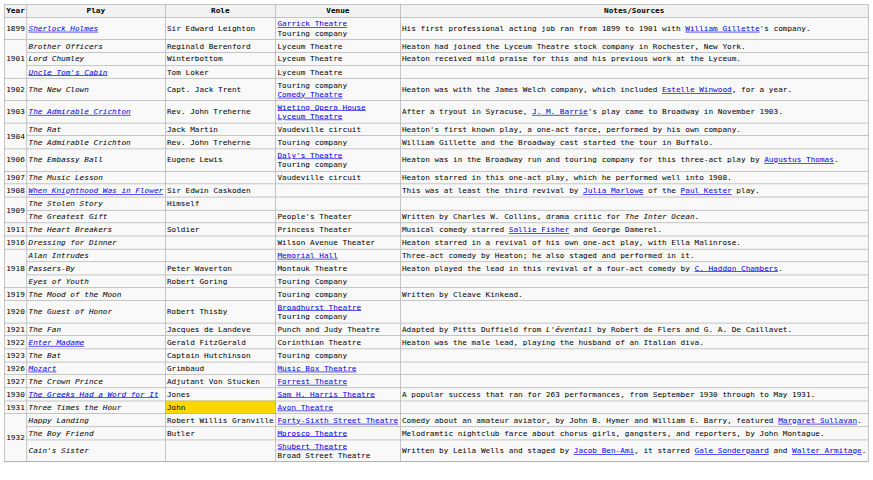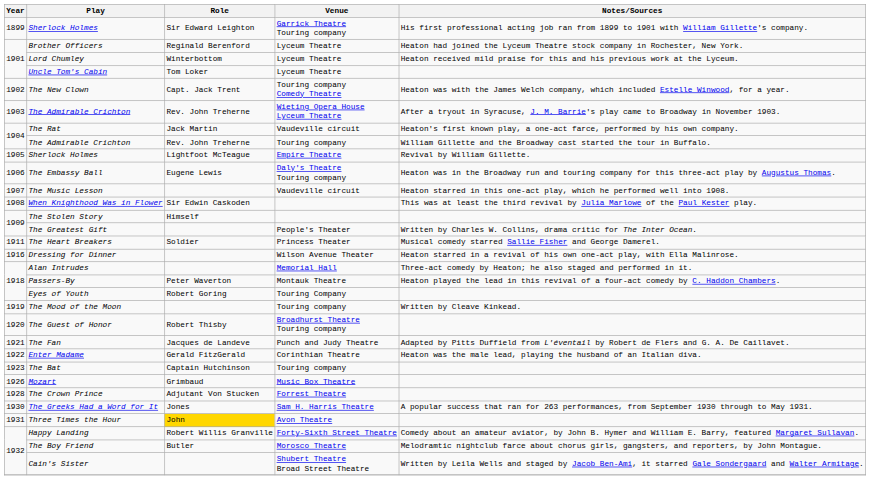+ row: (63, 155)
(15, 381) 1927 -> (15, 394) 1928
